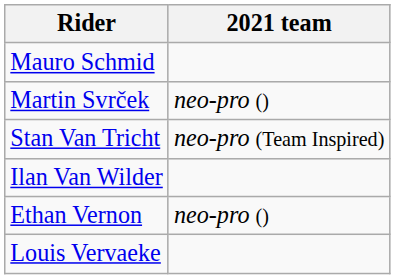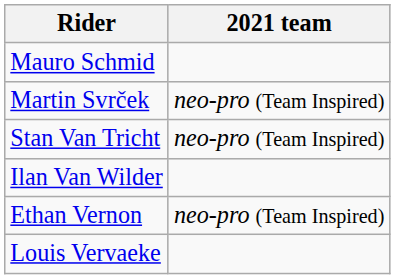(221, 100) neo-pro () -> (279, 100) neo-pro (Team Inspired)
(221, 215) neo-pro () -> (279, 215) neo-pro (Team Inspired)
